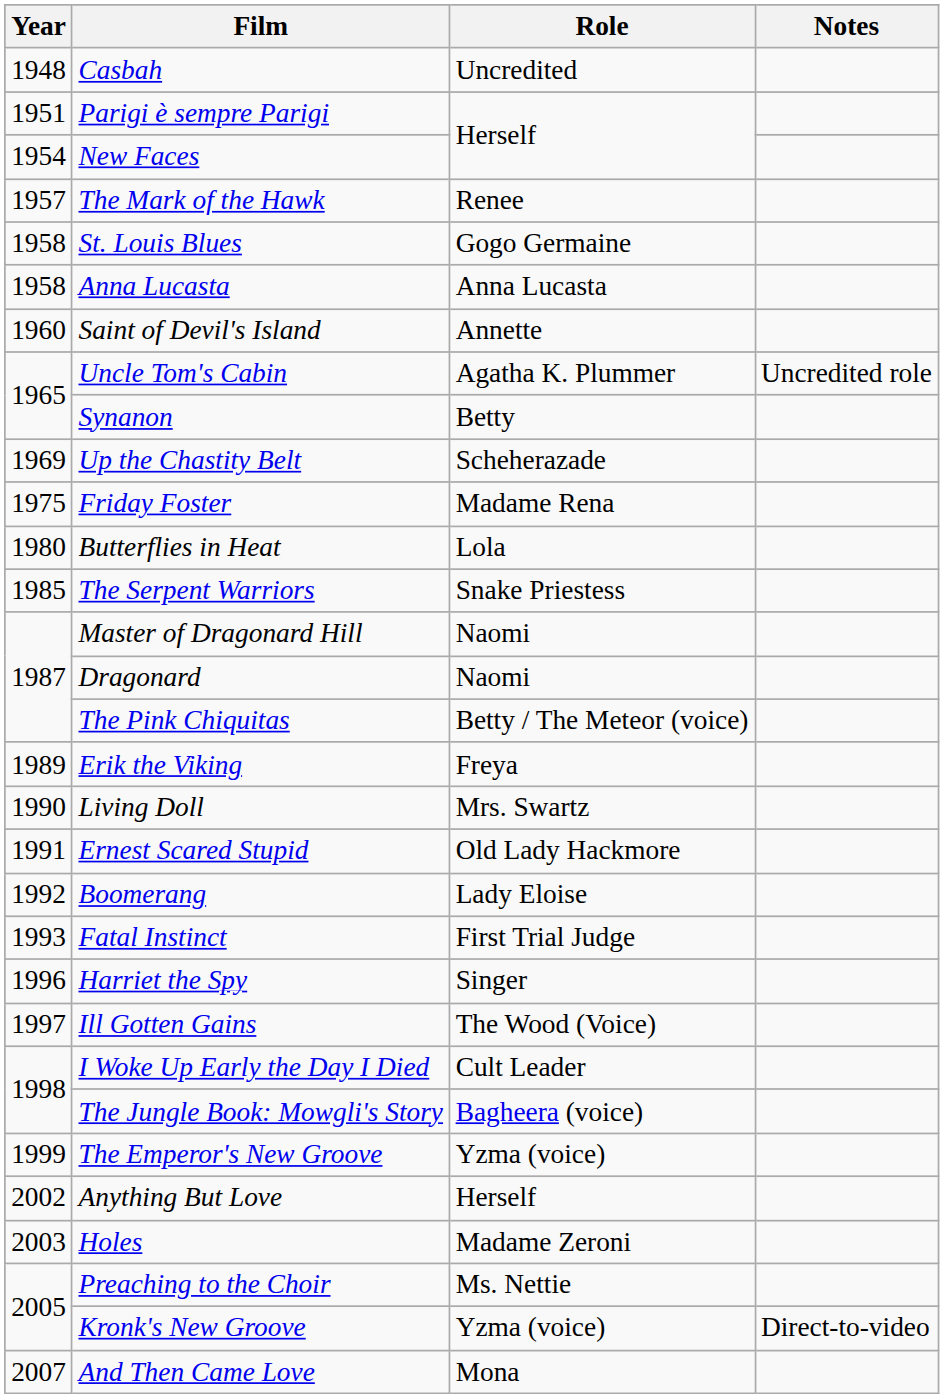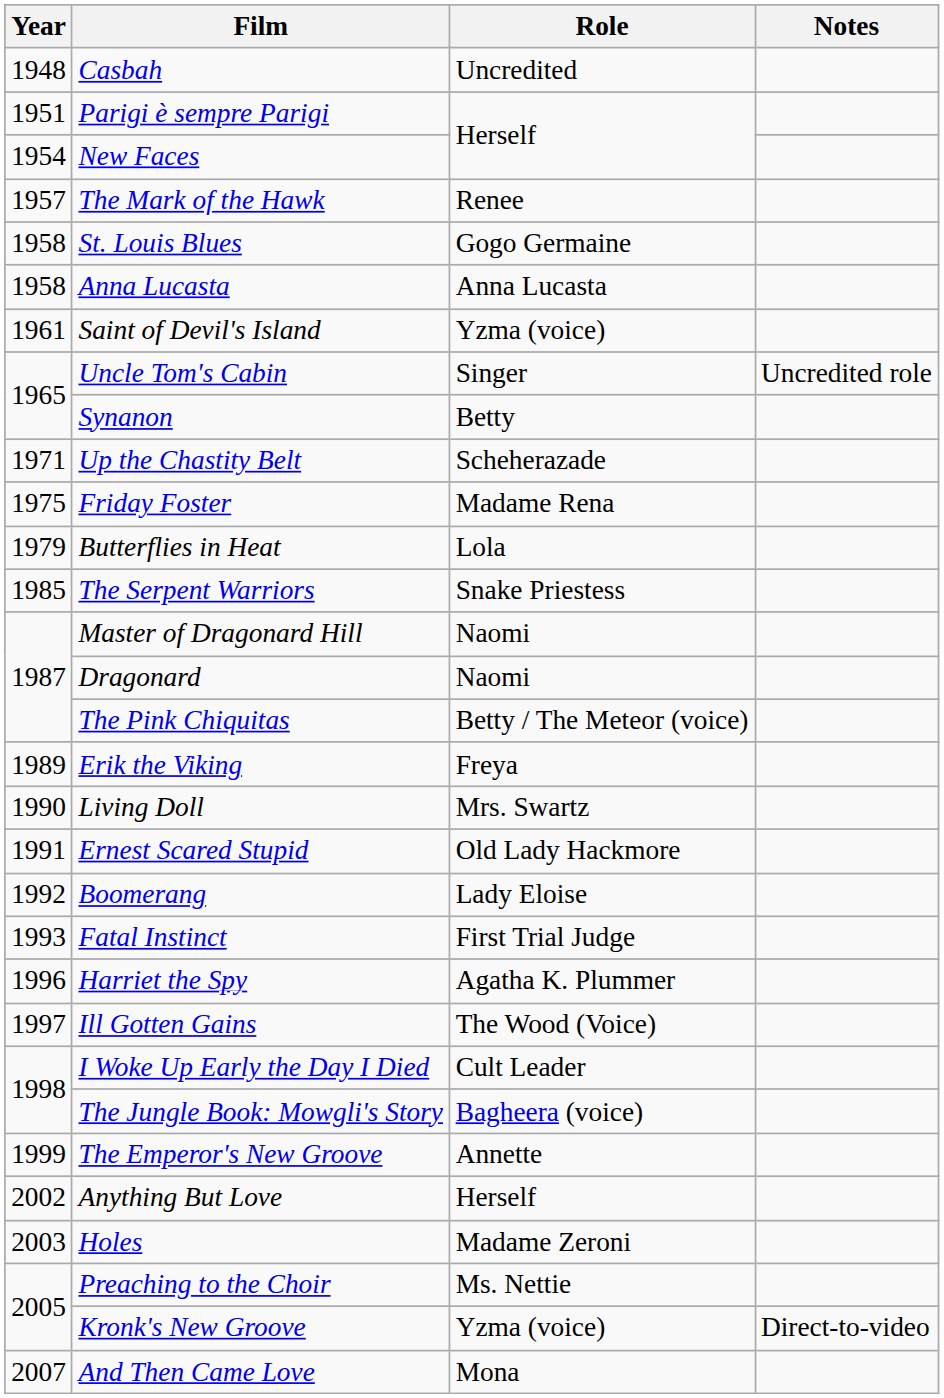(39, 329) 1960 -> (39, 329) 1961
(499, 329) Annette -> (530, 329) Yzma (voice)
(565, 373) Agatha K. Plummer -> (491, 373) Singer
(39, 460) 1969 -> (39, 460) 1971
(39, 546) 1980 -> (39, 546) 1979
(491, 980) Singer -> (565, 980) Agatha K. Plummer
(530, 1154) Yzma (voice) -> (499, 1154) Annette
